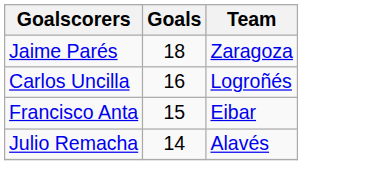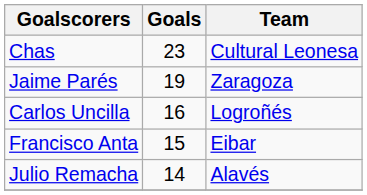+ row: (32, 50)
(174, 50) 18 -> (174, 81) 19
